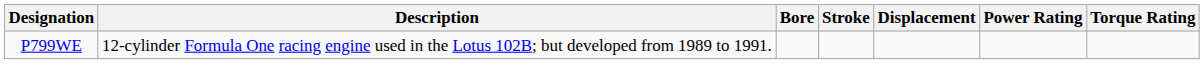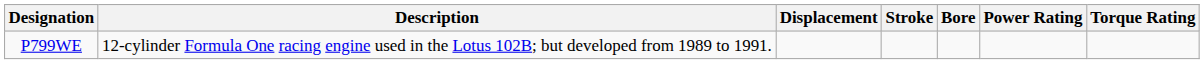columns swapped: (797, 17) <-> (927, 17)
